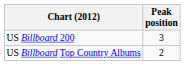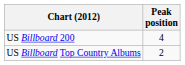(162, 38) 3 -> (162, 38) 4
